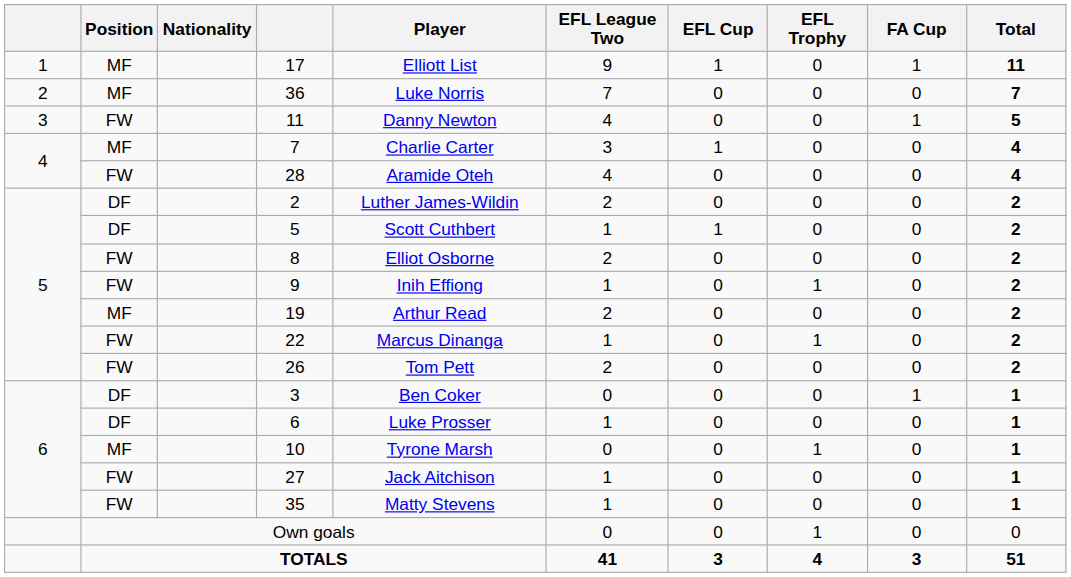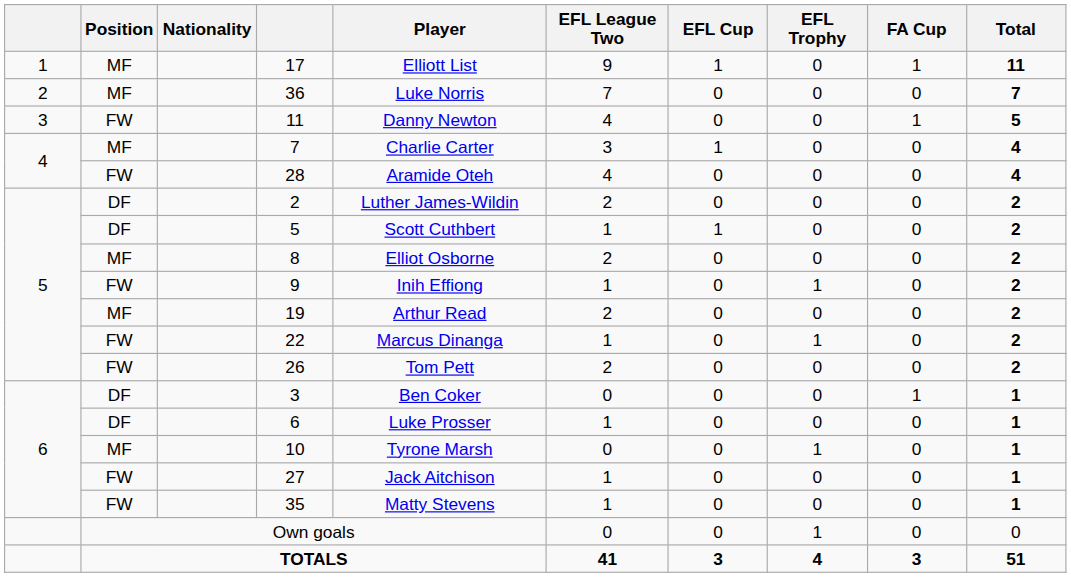(119, 257) FW -> (119, 257) MF
